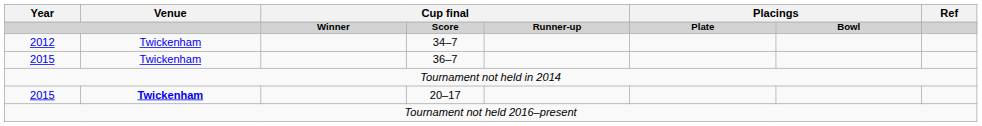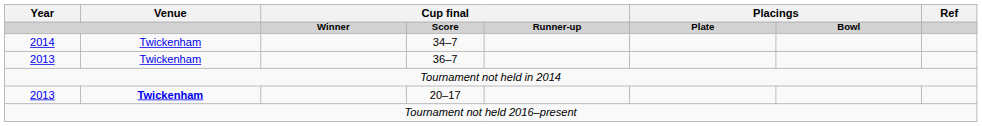(42, 43) 2012 -> (42, 43) 2014
(42, 60) 2015 -> (42, 60) 2013
(42, 95) 2015 -> (42, 95) 2013
